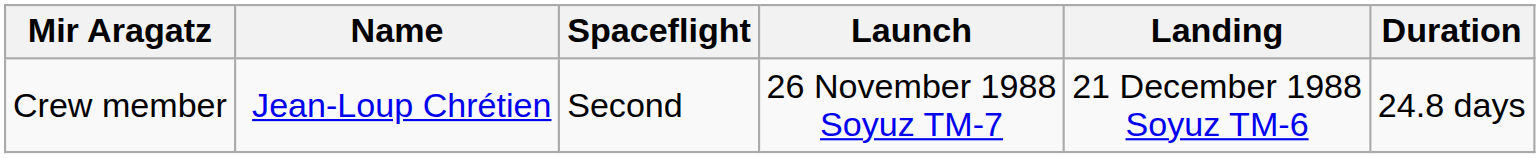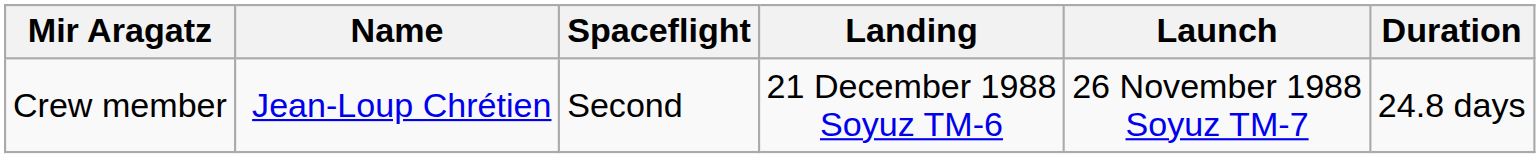columns swapped: (911, 31) <-> (1217, 31)
